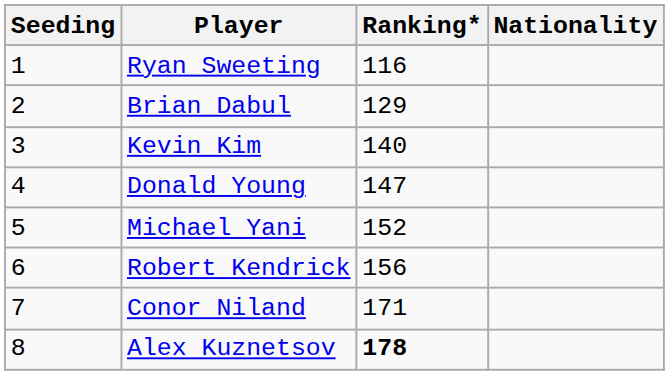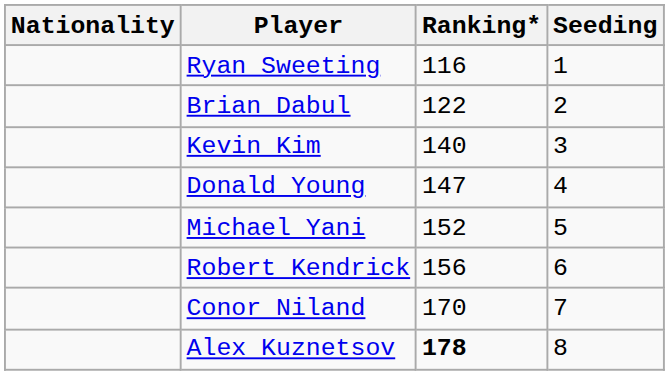columns swapped: (575, 25) <-> (63, 25)
(385, 106) 129 -> (444, 106) 122
(385, 308) 171 -> (444, 308) 170
